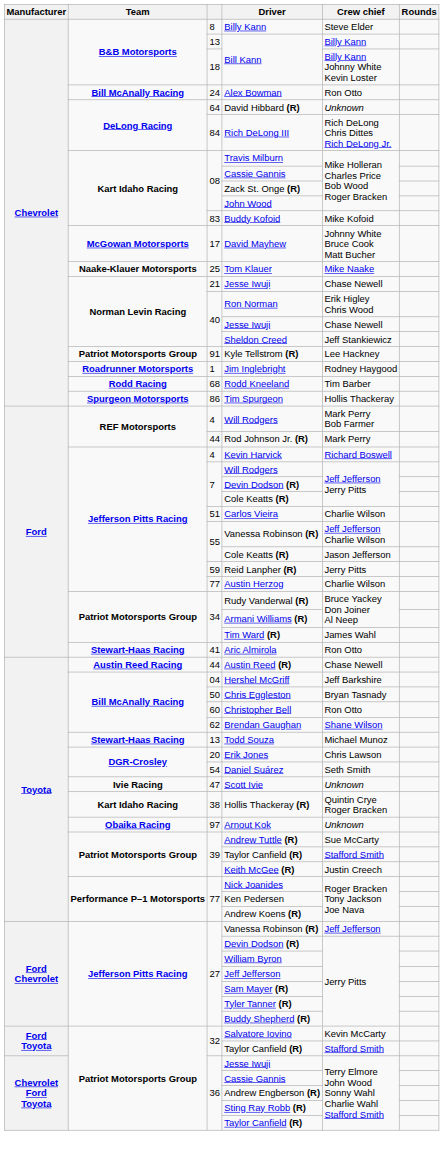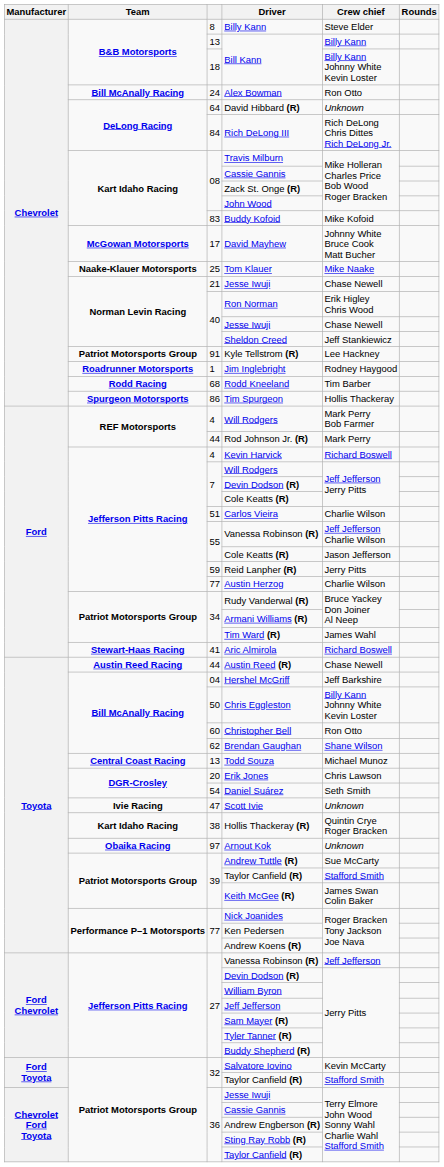(343, 650) Ron Otto -> (358, 650) Richard Boswell
(355, 695) Bryan Tasnady -> (353, 705) Billy Kann Johnny White Kevin Loster
(138, 740) Stewart-Haas Racing -> (138, 761) Central Coast Racing
(353, 869) Justin Creech -> (351, 896) James Swan Colin Baker
